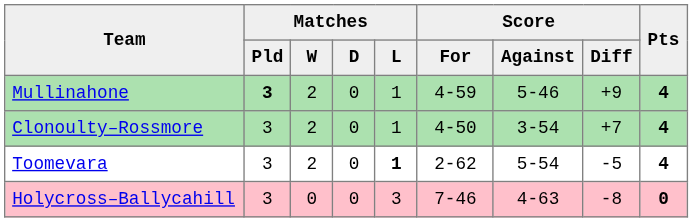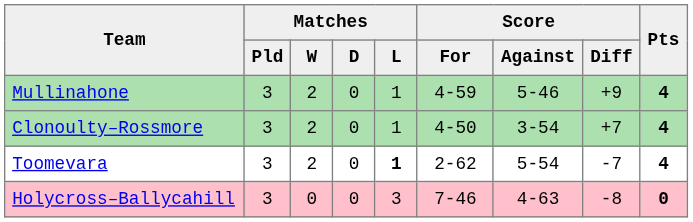(267, 93) bold -> (267, 93) normal
(611, 164) -5 -> (611, 164) -7
